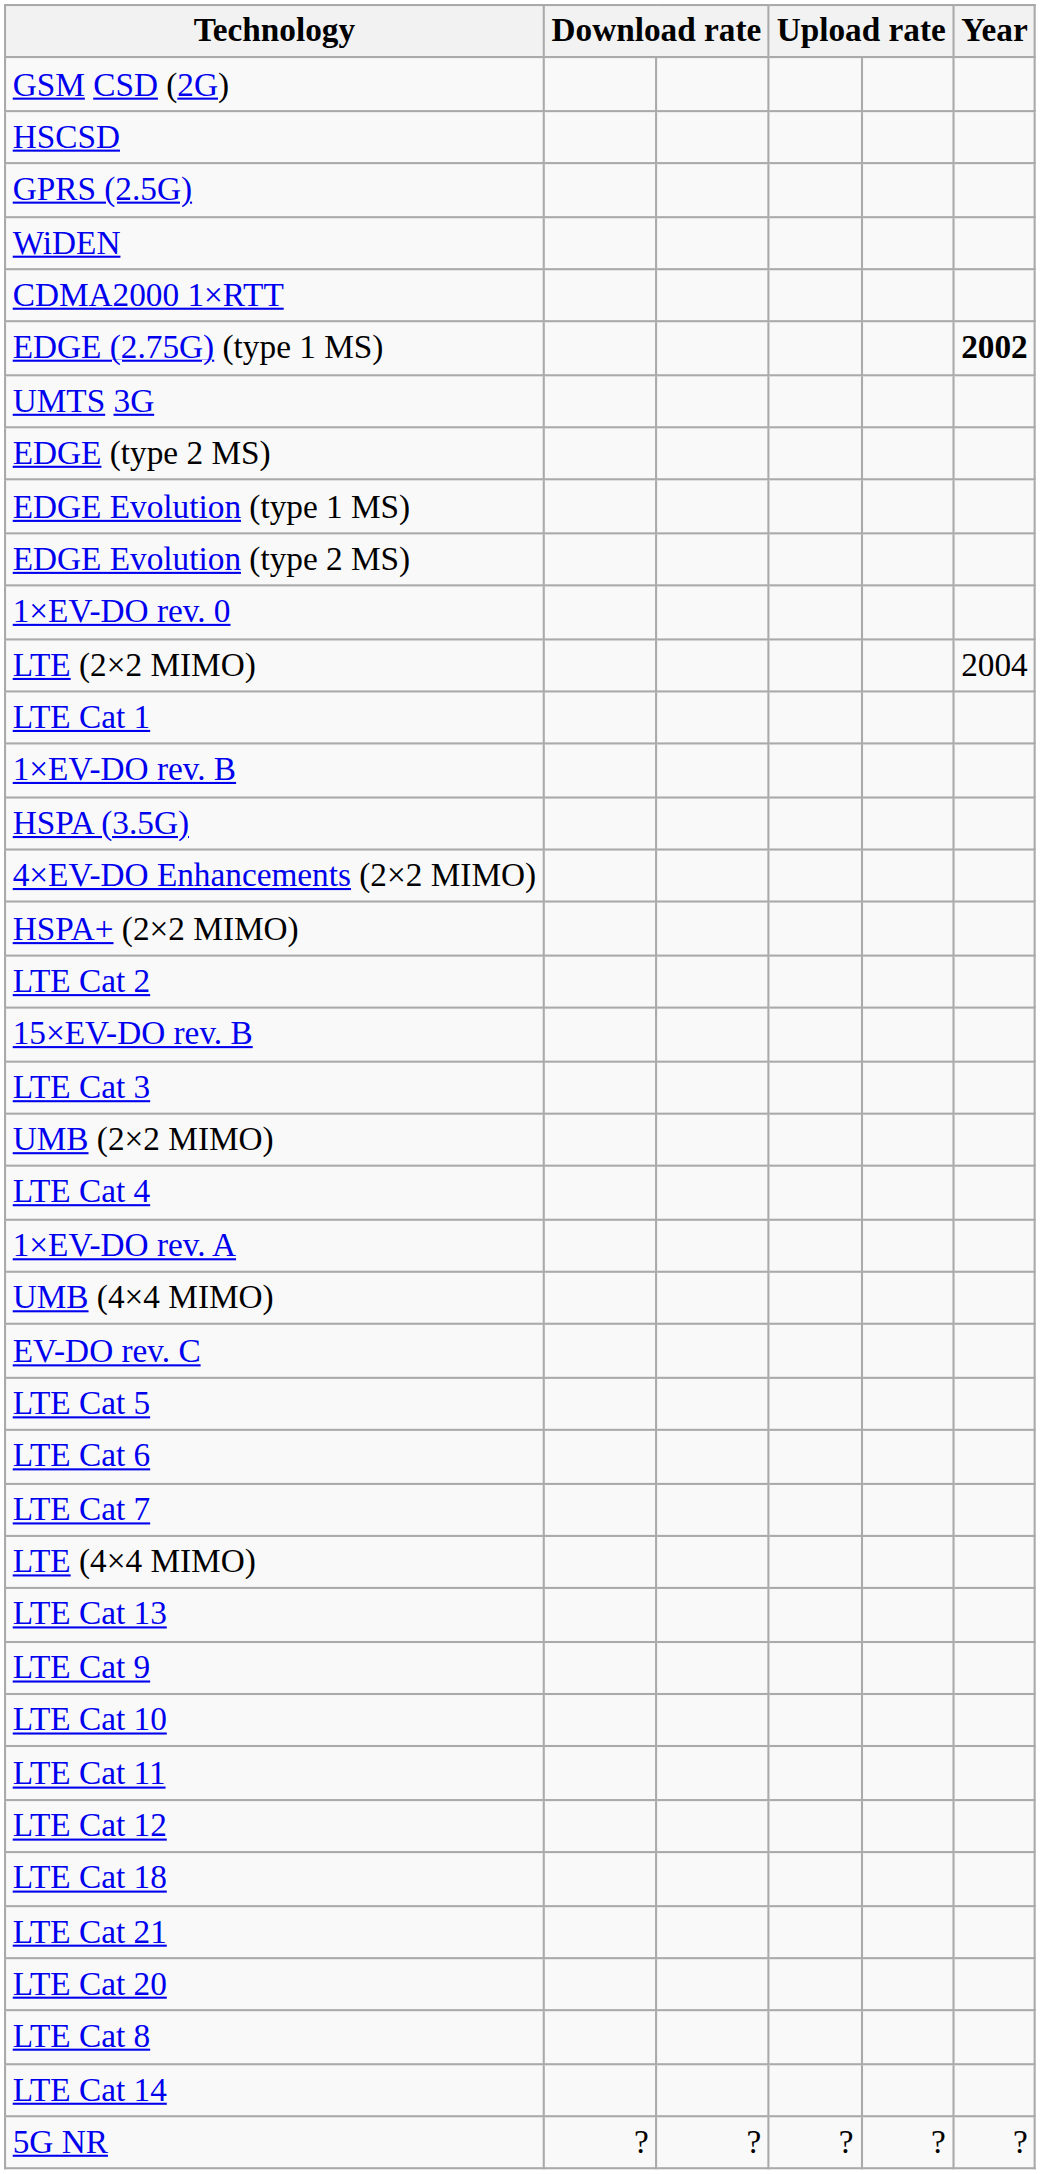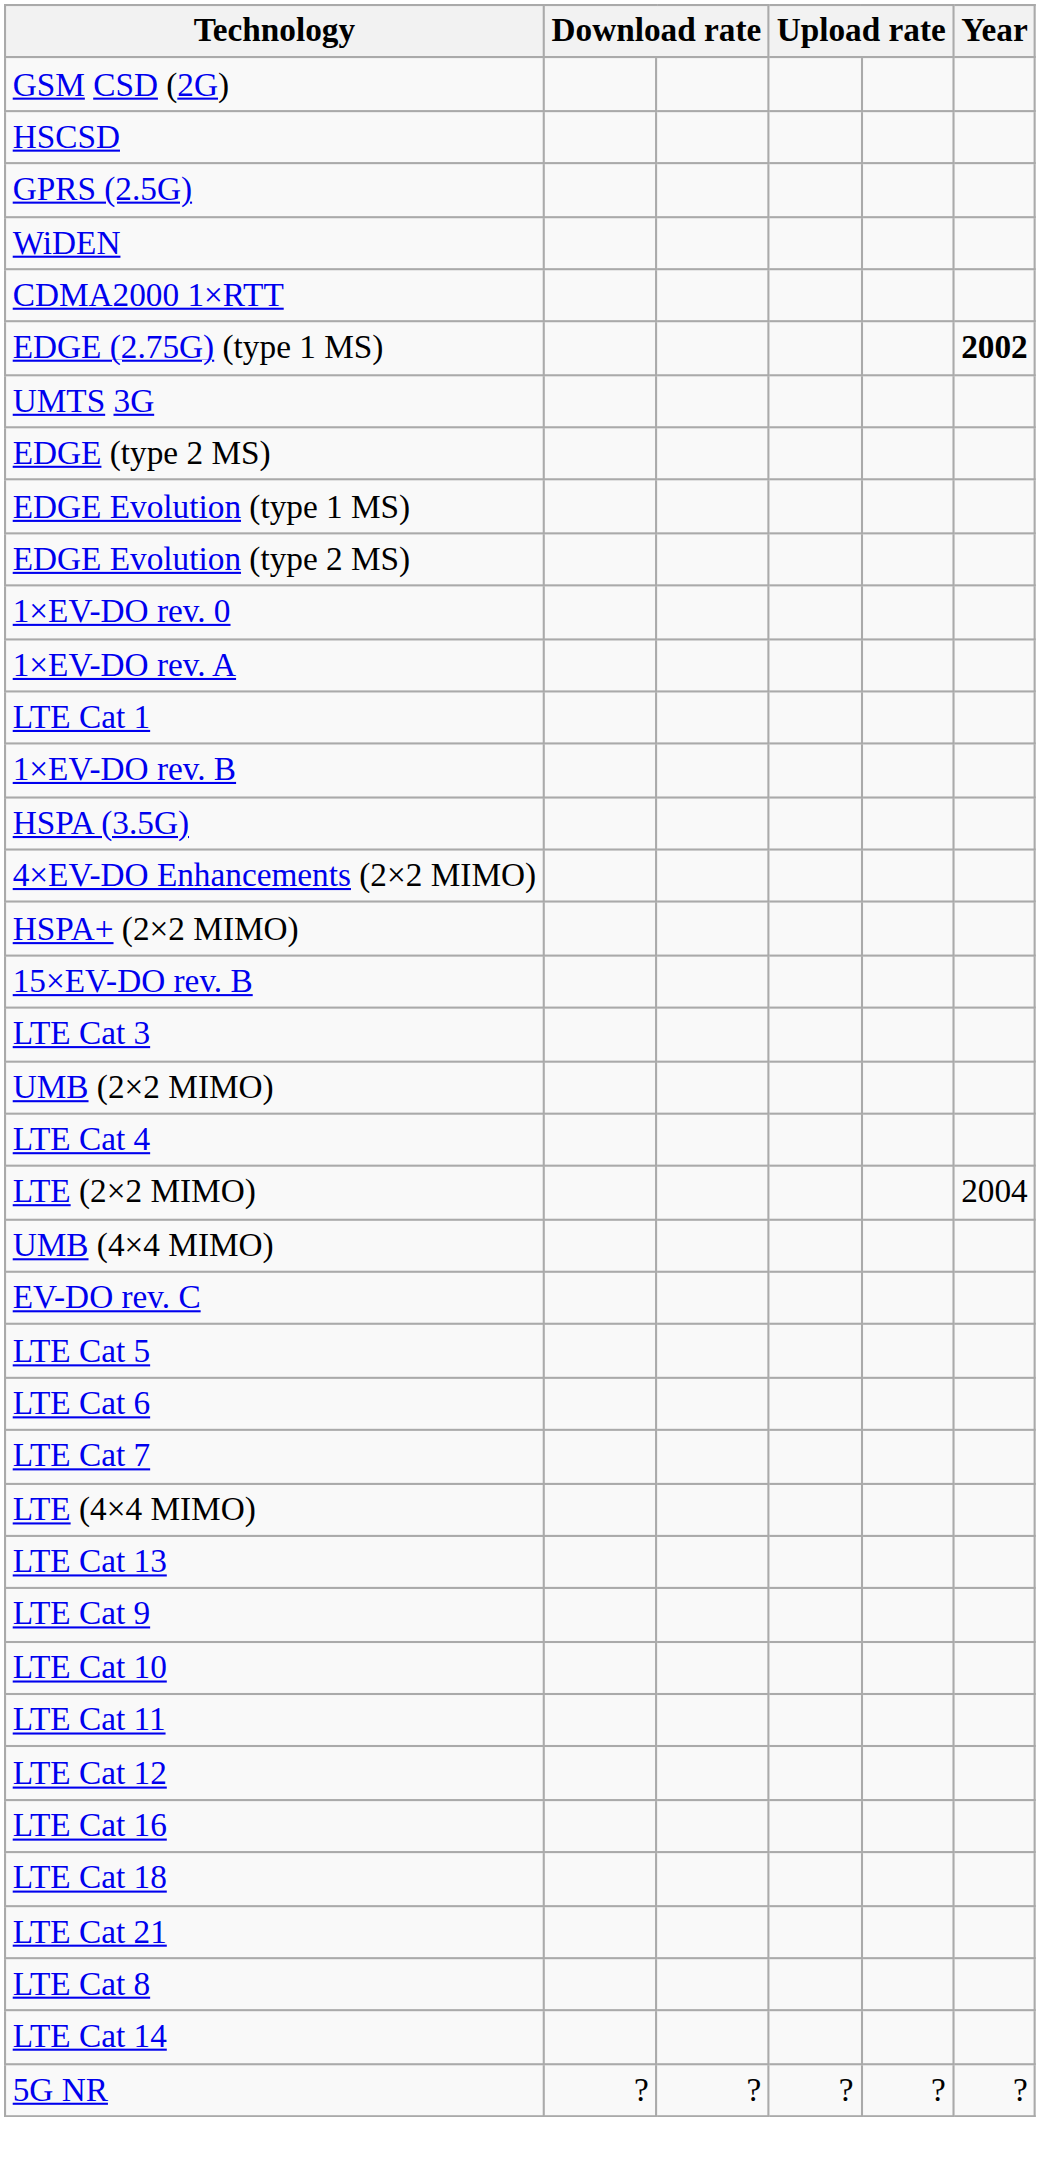rows swapped: (124, 1244) <-> (134, 664)
- row: (81, 980)
+ row: (90, 1825)
- row: (90, 1983)
